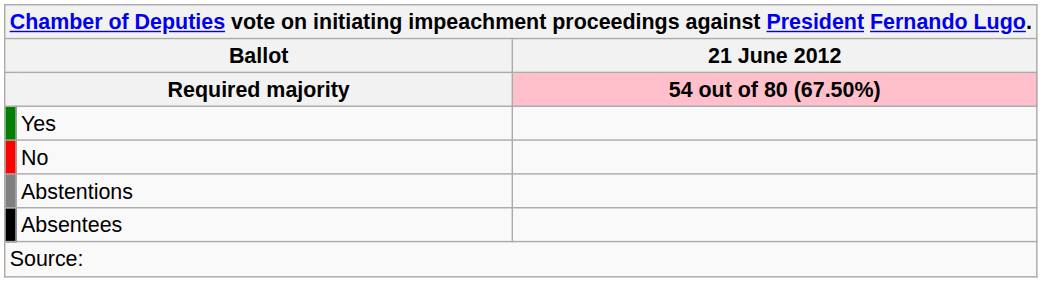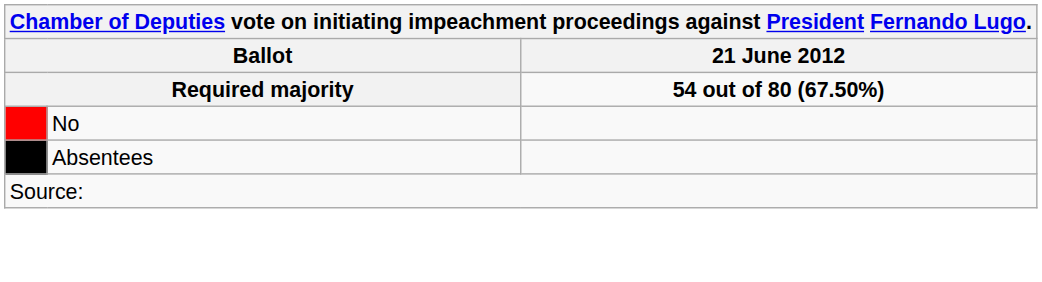(775, 90) pink background -> (779, 90) no background
- row: (39, 124)
- row: (77, 191)
